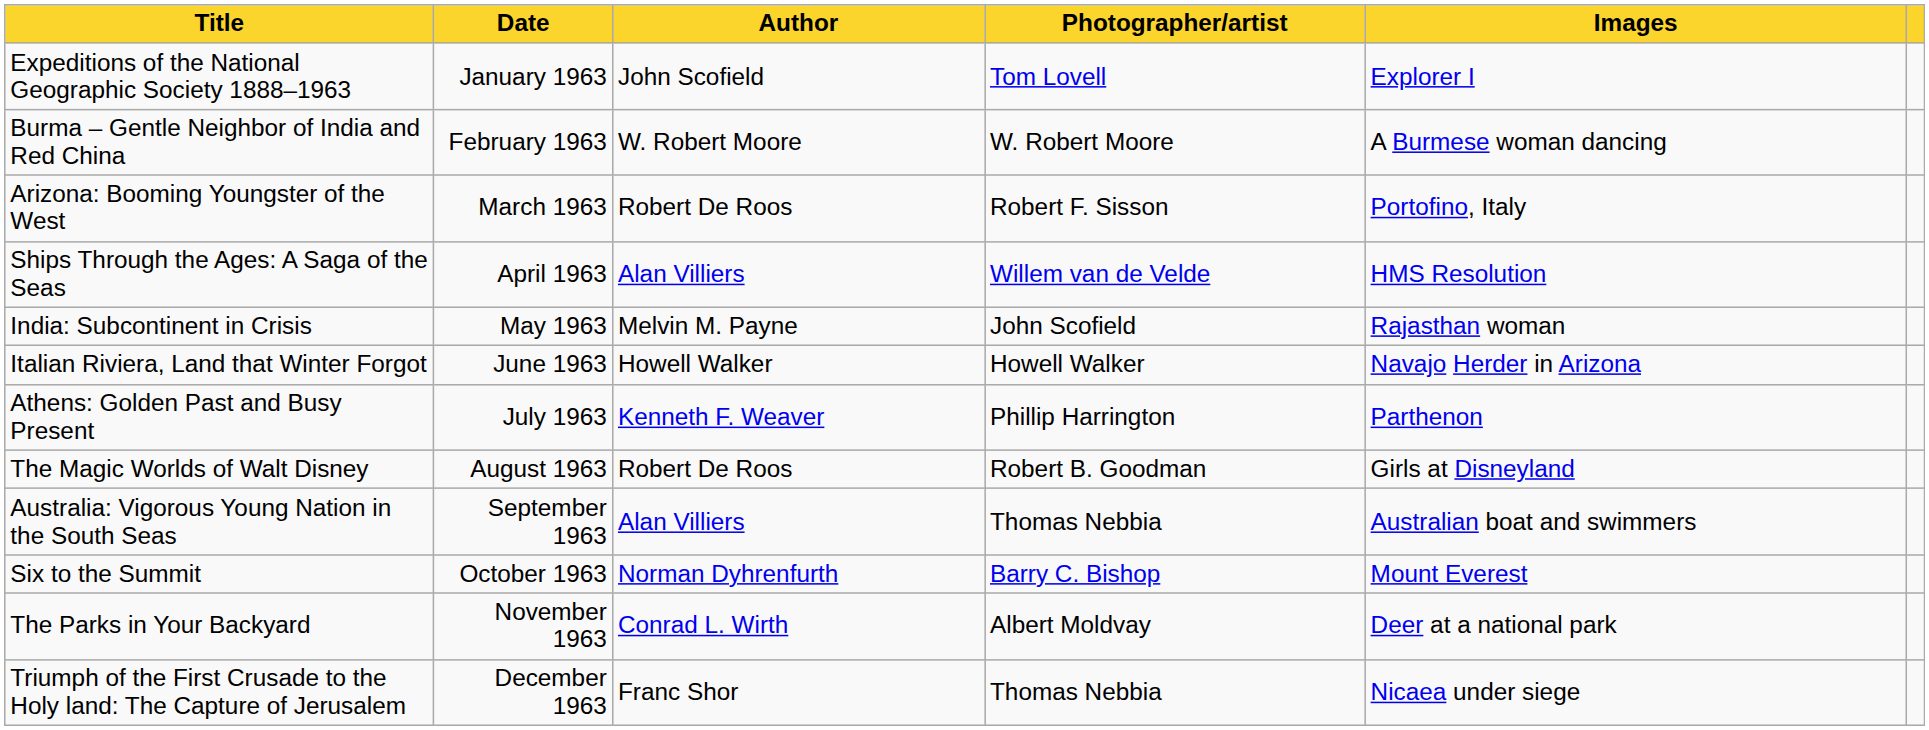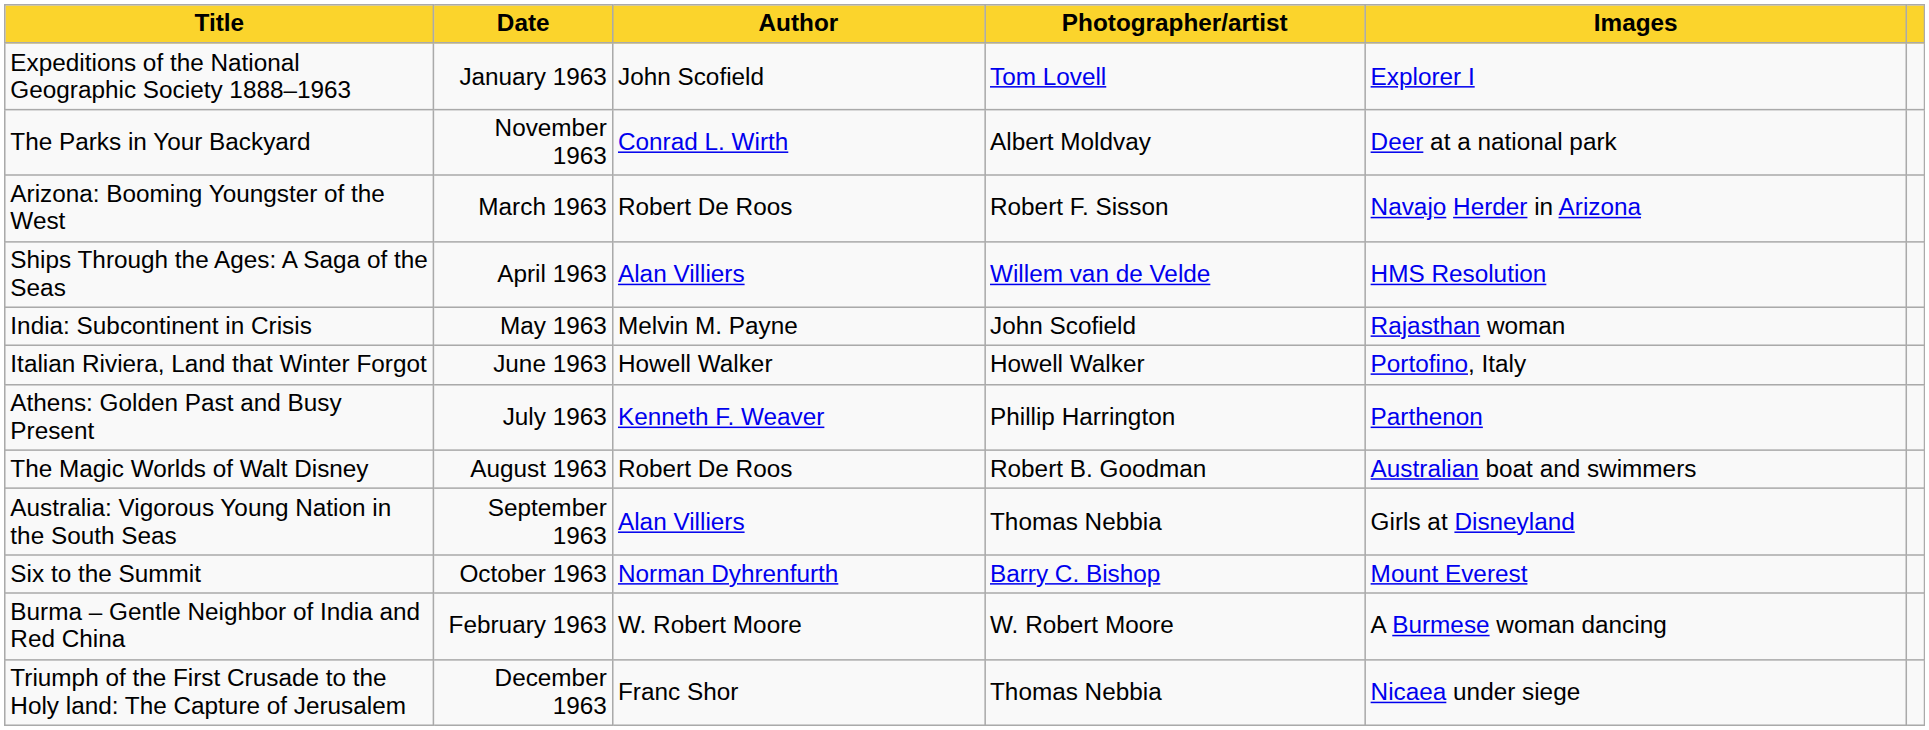rows swapped: (215, 141) <-> (160, 625)
(1448, 207) Portofino, Italy -> (1506, 207) Navajo Herder in Arizona
(1506, 364) Navajo Herder in Arizona -> (1448, 364) Portofino, Italy
(1473, 469) Girls at Disneyland -> (1534, 469) Australian boat and swimmers
(1534, 521) Australian boat and swimmers -> (1473, 521) Girls at Disneyland
